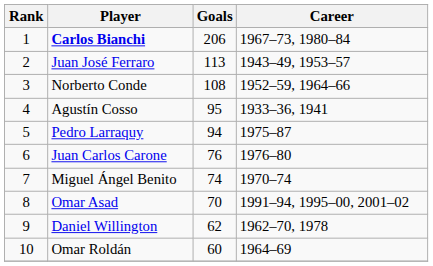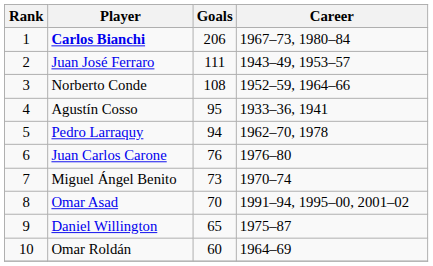(215, 62) 113 -> (215, 62) 111
(266, 132) 1975–87 -> (284, 132) 1962–70, 1978
(215, 179) 74 -> (215, 179) 73
(215, 226) 62 -> (215, 226) 65
(284, 226) 1962–70, 1978 -> (266, 226) 1975–87
